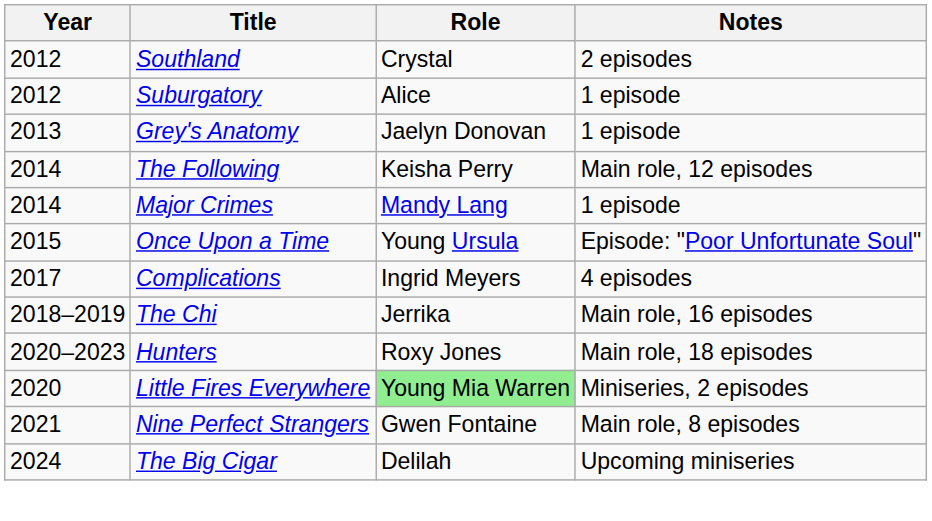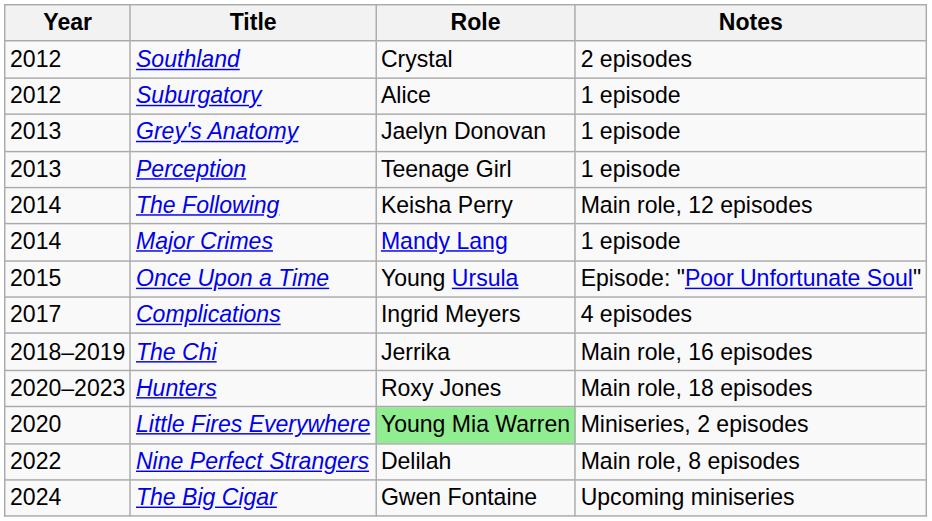+ row: (191, 168)
(36, 424) 2021 -> (36, 461) 2022
(459, 424) Gwen Fontaine -> (416, 461) Delilah
(416, 461) Delilah -> (459, 497) Gwen Fontaine
